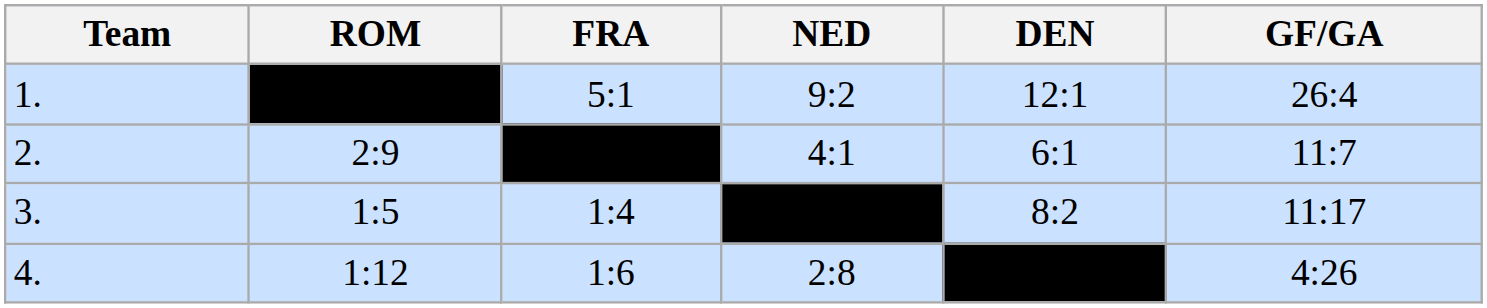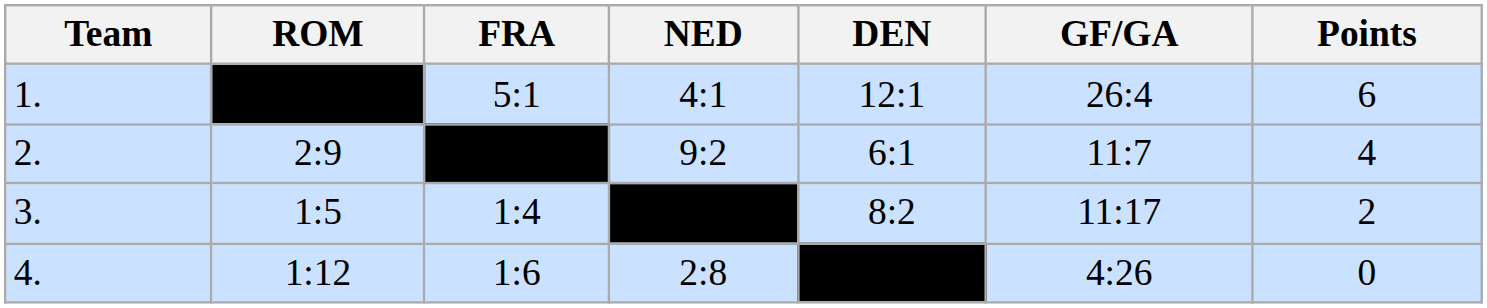+ column: (1367, 34)
(832, 93) 9:2 -> (703, 93) 4:1
(832, 152) 4:1 -> (703, 152) 9:2
